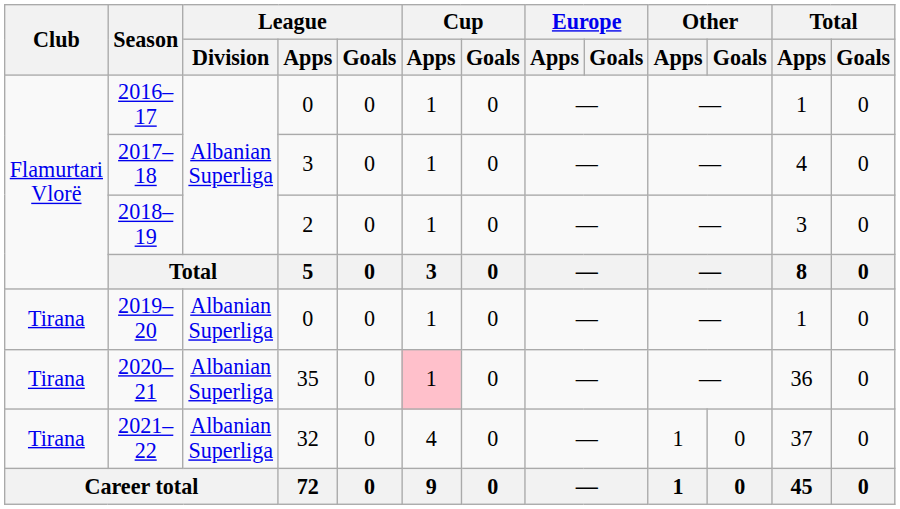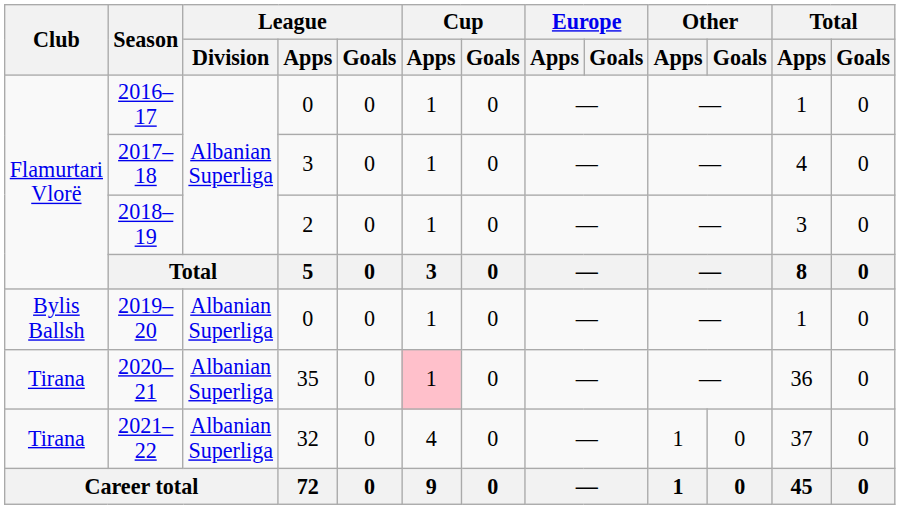(56, 319) Tirana -> (56, 319) Bylis Ballsh
